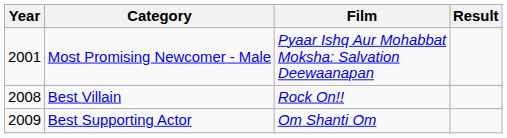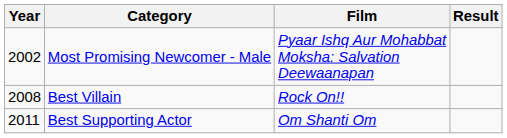(24, 56) 2001 -> (24, 56) 2002
(24, 120) 2009 -> (24, 120) 2011
